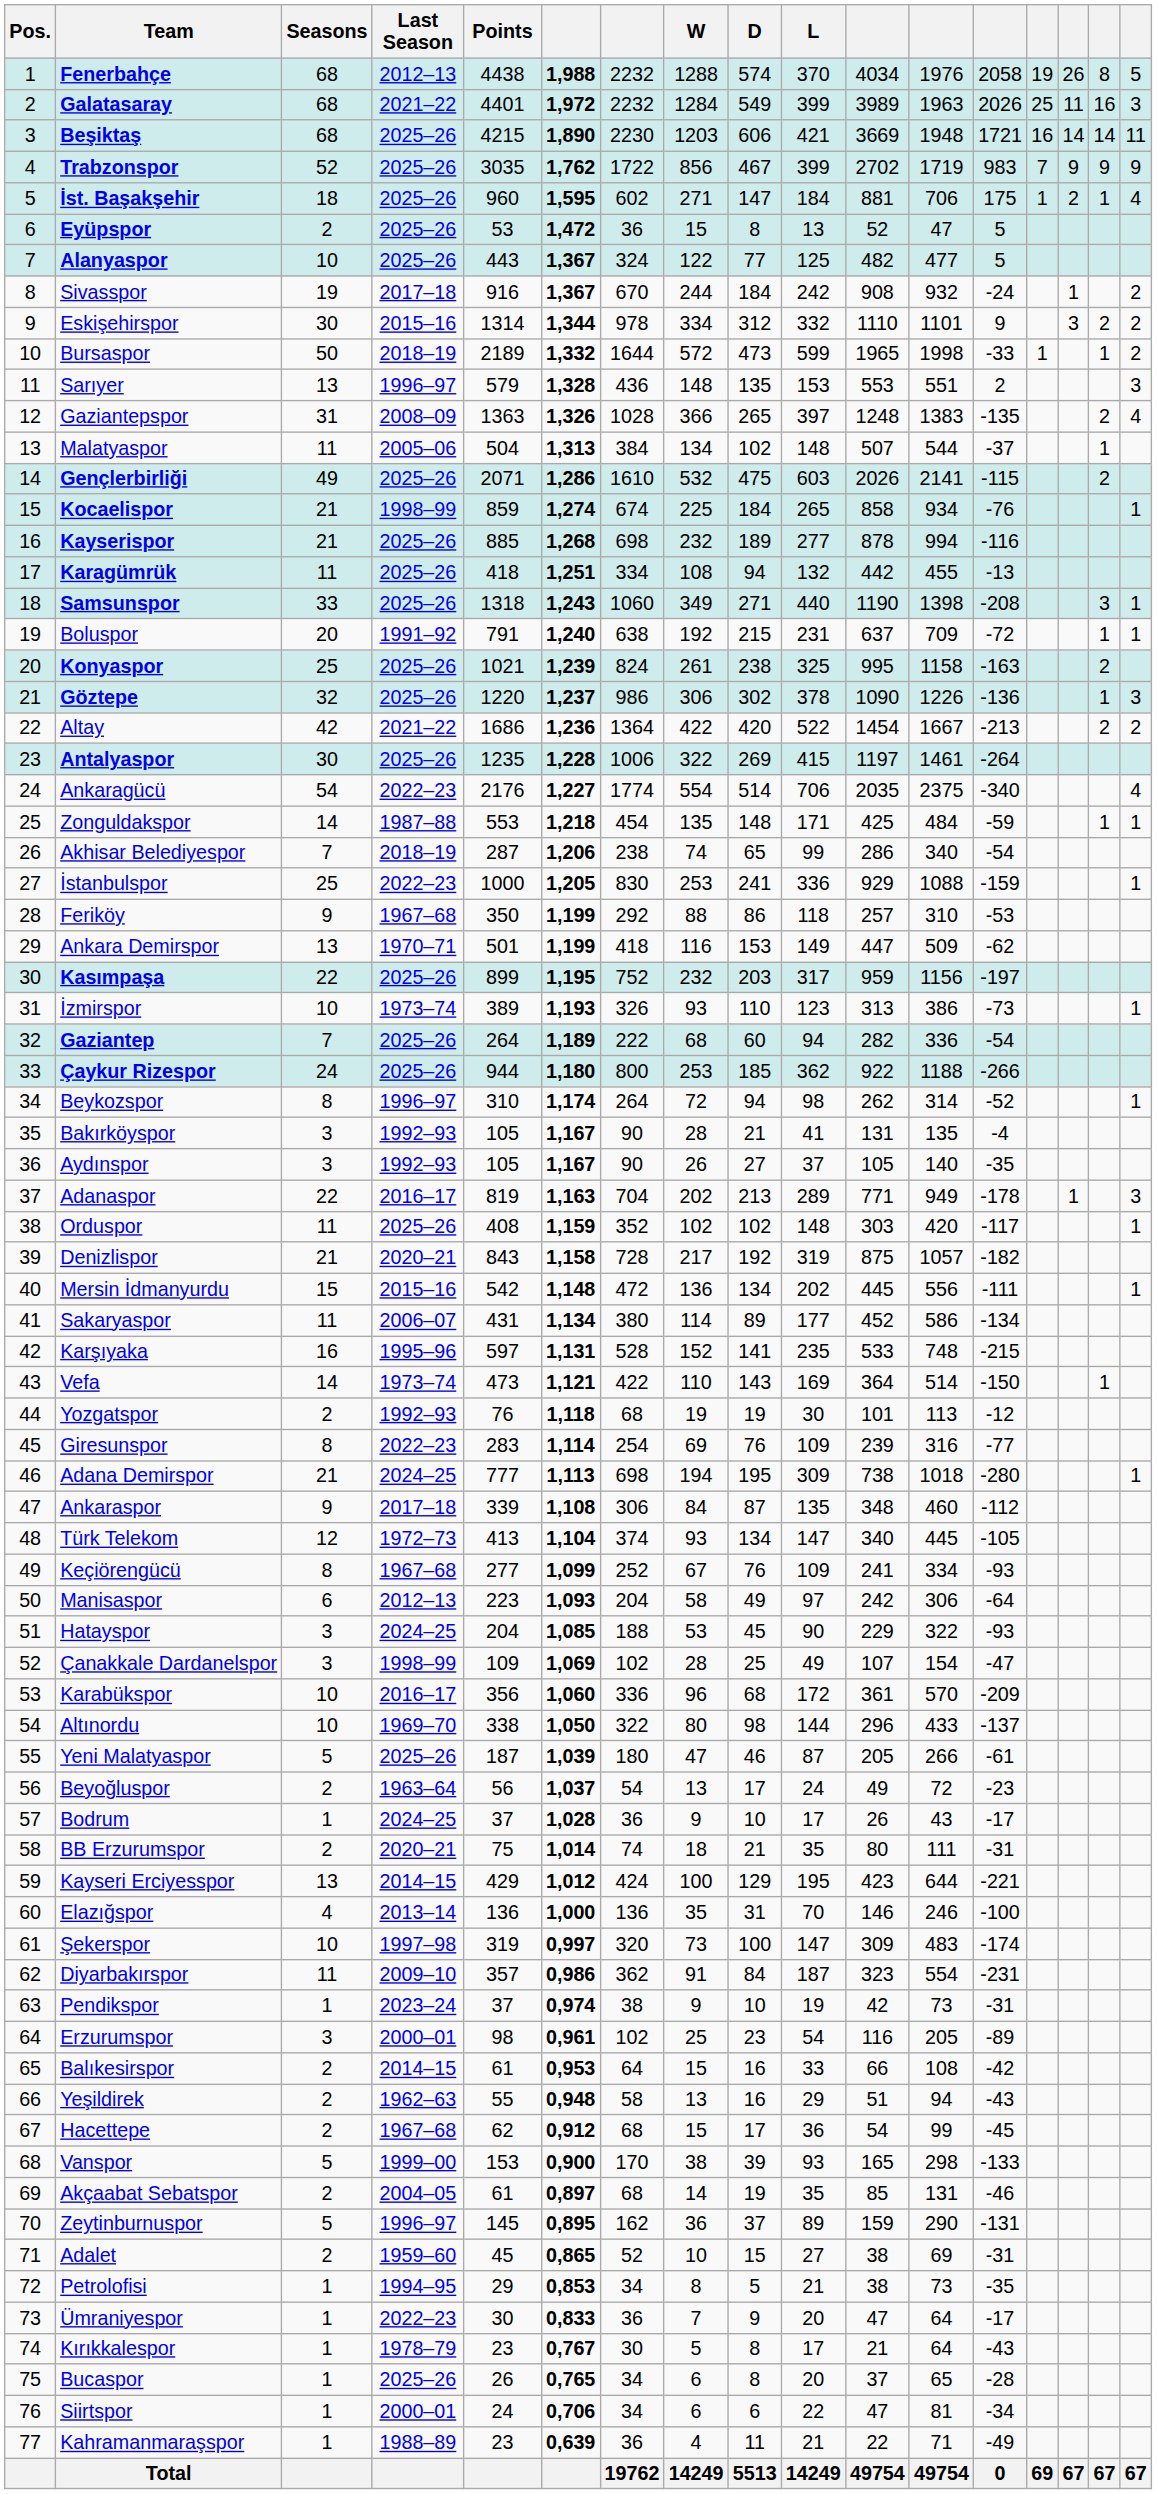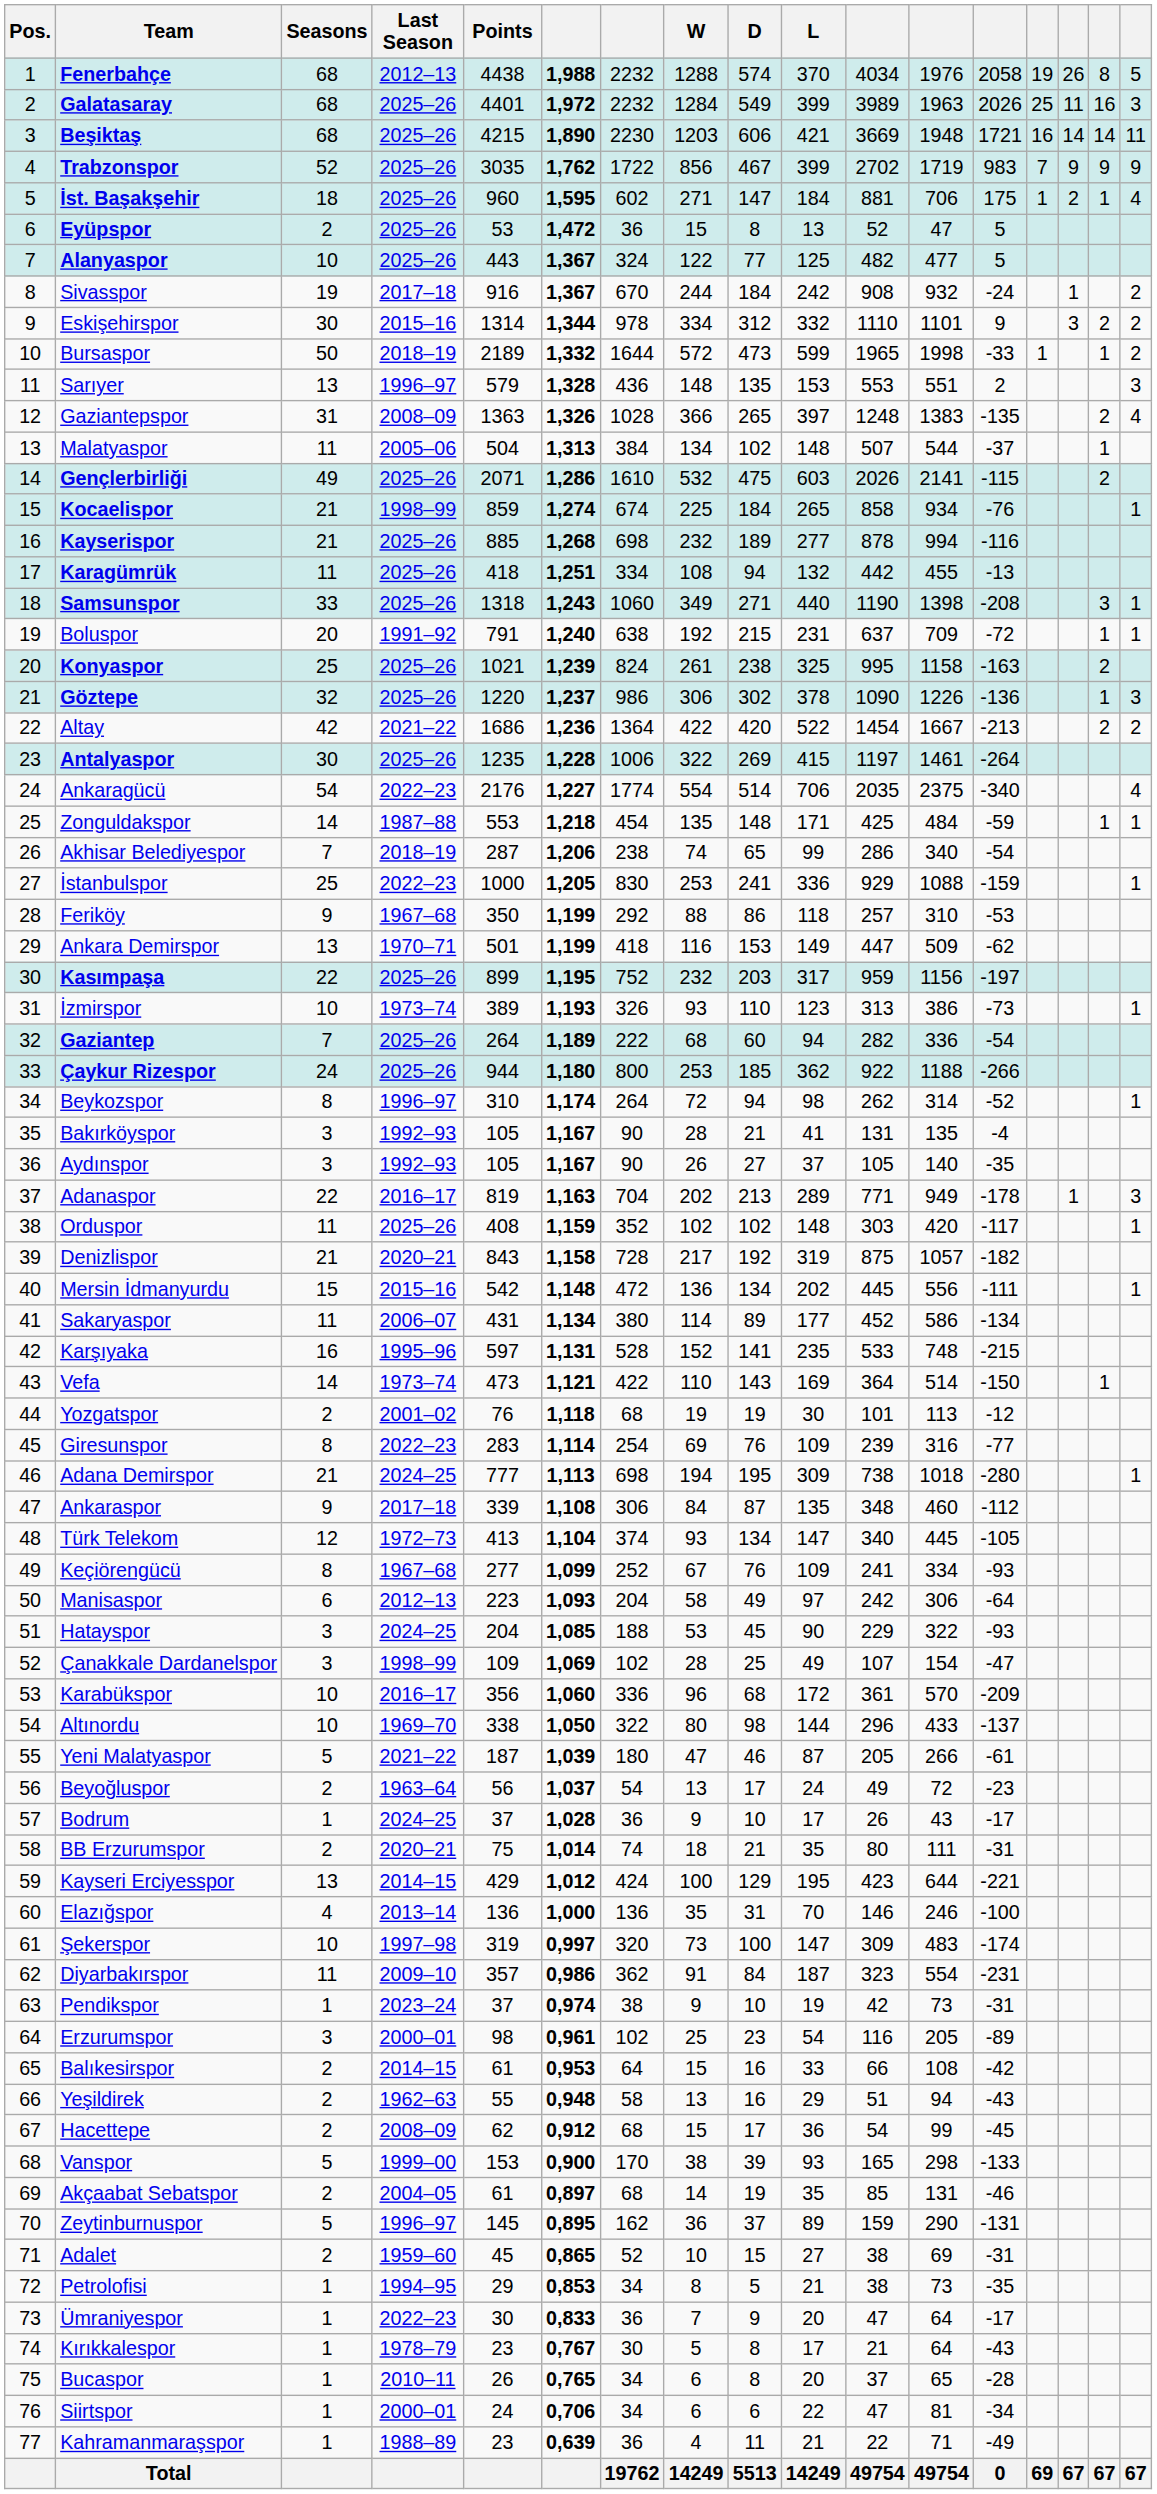(418, 105) 2021–22 -> (418, 105) 2025–26
(418, 1414) 1992–93 -> (418, 1414) 2001–02
(418, 1757) 2025–26 -> (418, 1757) 2021–22
(418, 2131) 1967–68 -> (418, 2131) 2008–09
(418, 2380) 2025–26 -> (418, 2380) 2010–11
